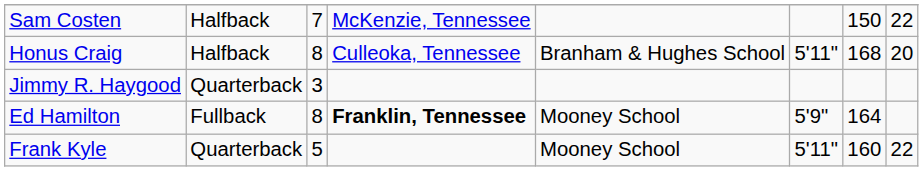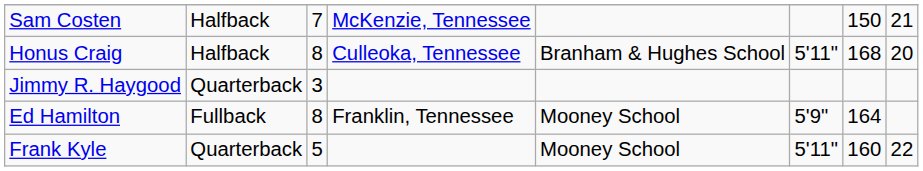(902, 20) 22 -> (902, 20) 21
(429, 117) bold -> (423, 117) normal
